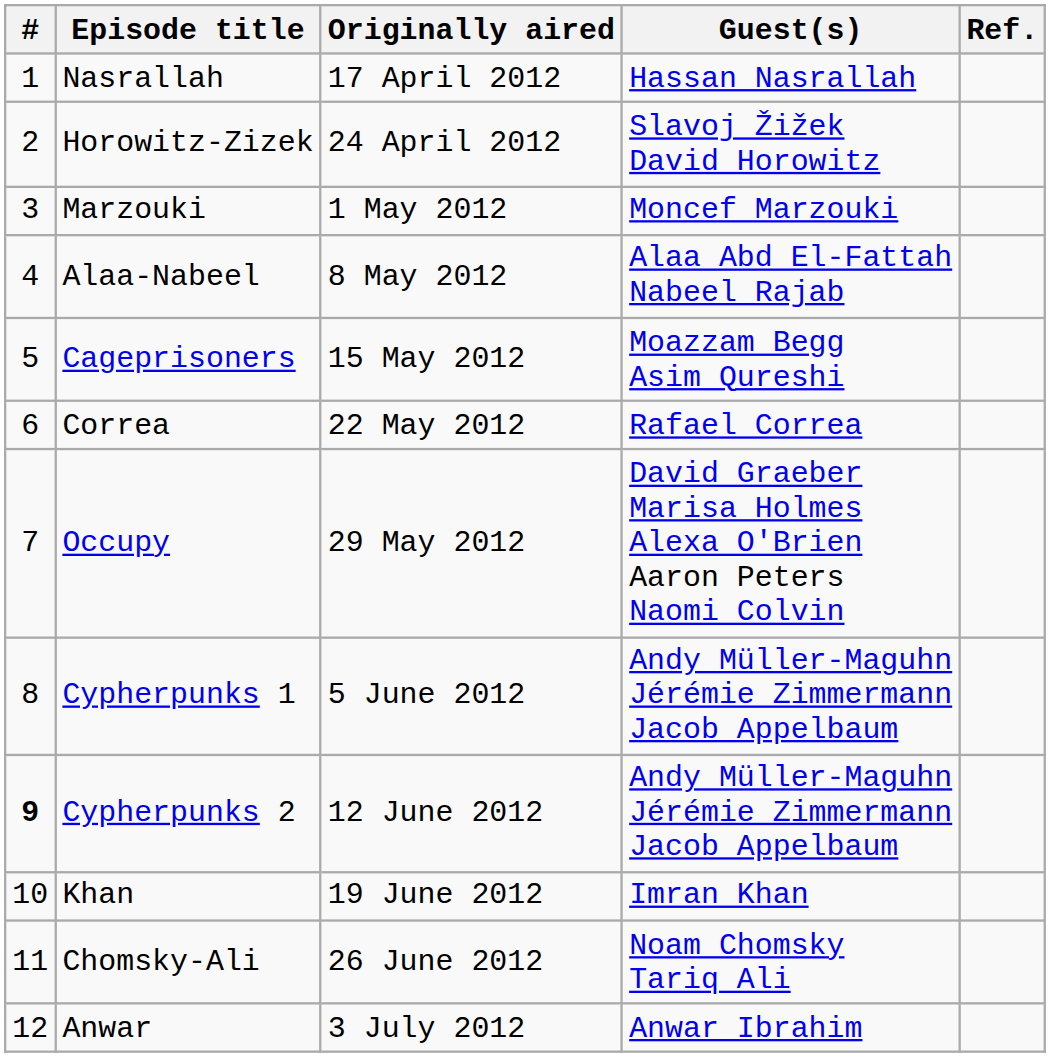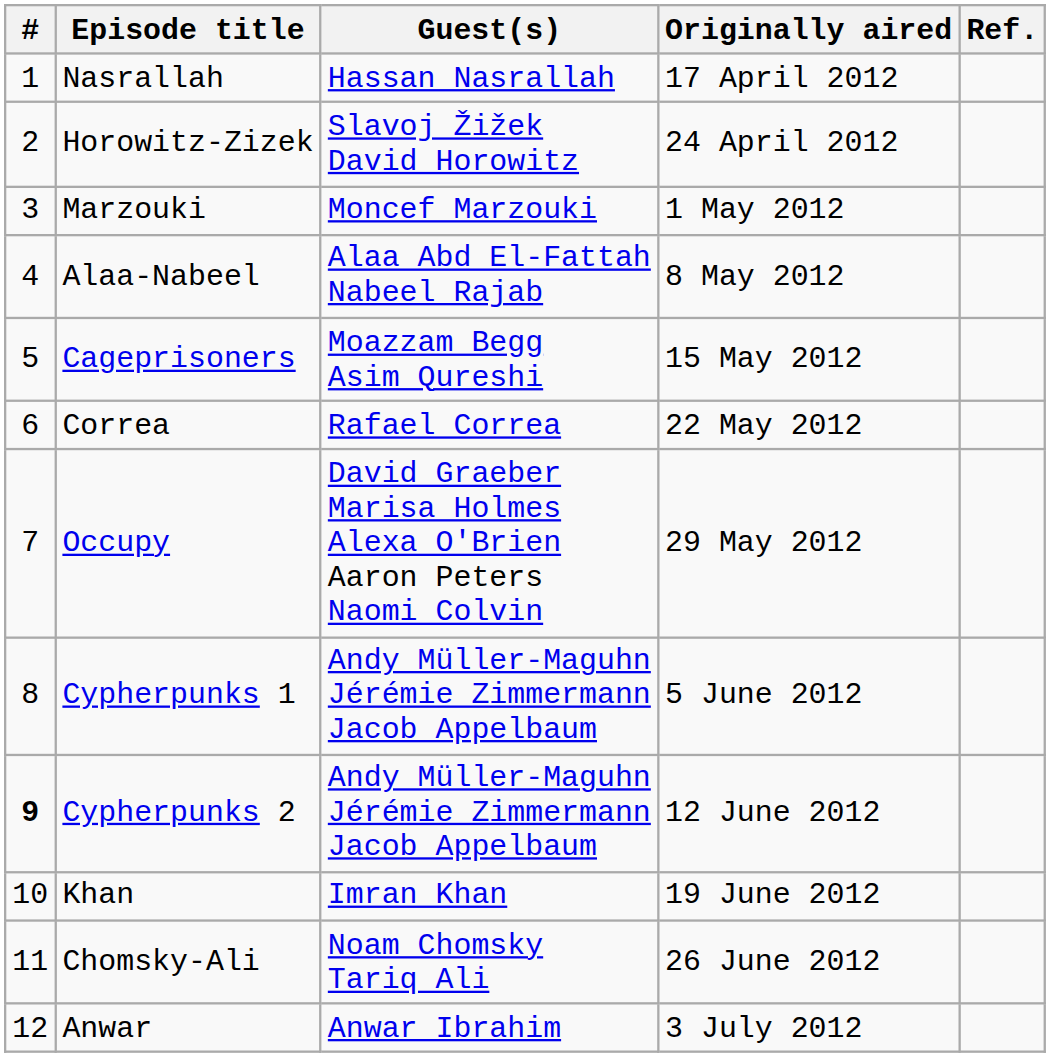columns swapped: (471, 30) <-> (791, 30)
